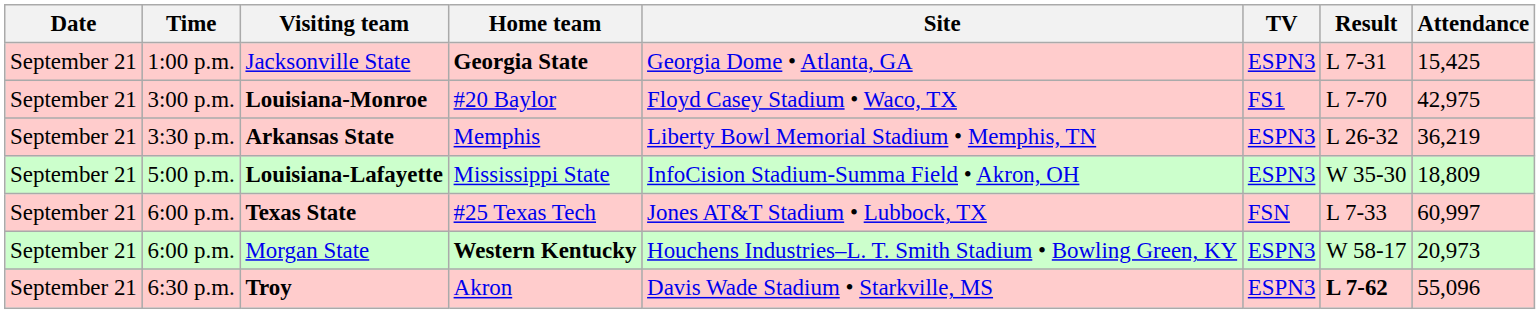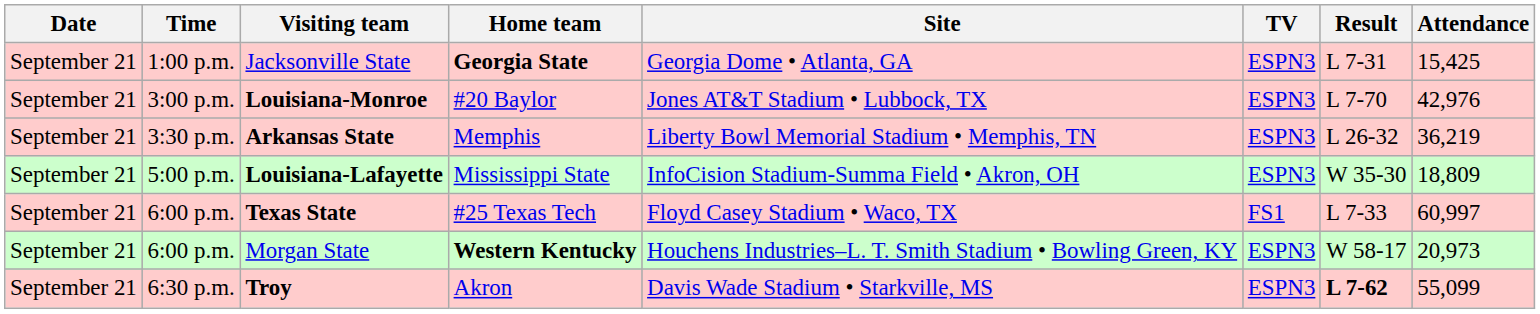(802, 99) Floyd Casey Stadium • Waco, TX -> (817, 99) Jones AT&T Stadium • Lubbock, TX
(1266, 99) FS1 -> (1282, 99) ESPN3
(1449, 99) 42,975 -> (1449, 99) 42,976
(817, 212) Jones AT&T Stadium • Lubbock, TX -> (802, 212) Floyd Casey Stadium • Waco, TX
(1269, 212) FSN -> (1266, 212) FS1
(1449, 288) 55,096 -> (1449, 288) 55,099
